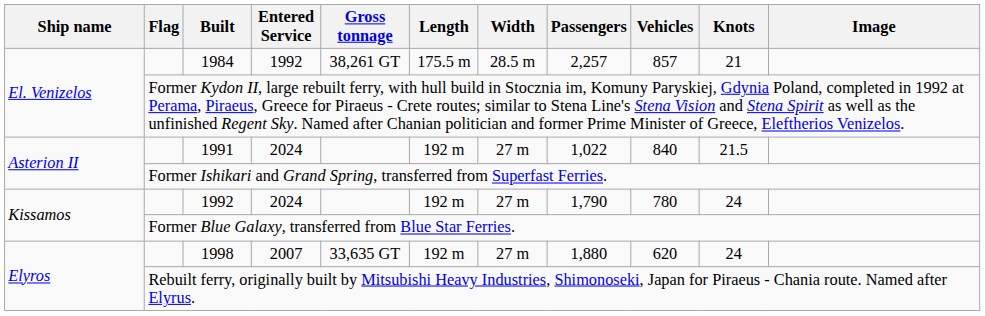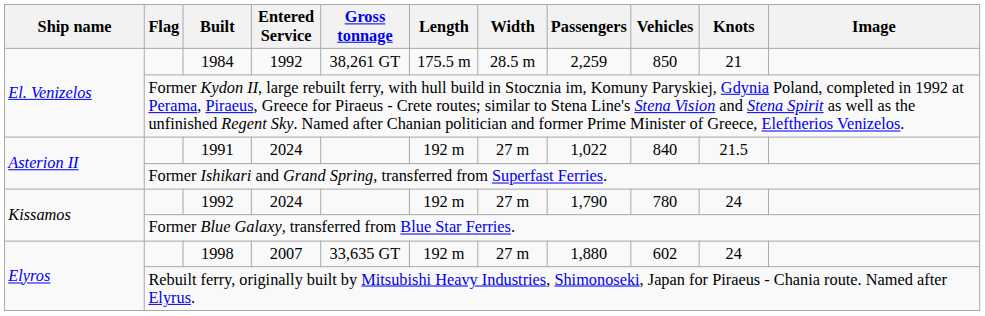(589, 61) 2,257 -> (589, 61) 2,259
(665, 61) 857 -> (665, 61) 850
(665, 253) 620 -> (665, 253) 602
